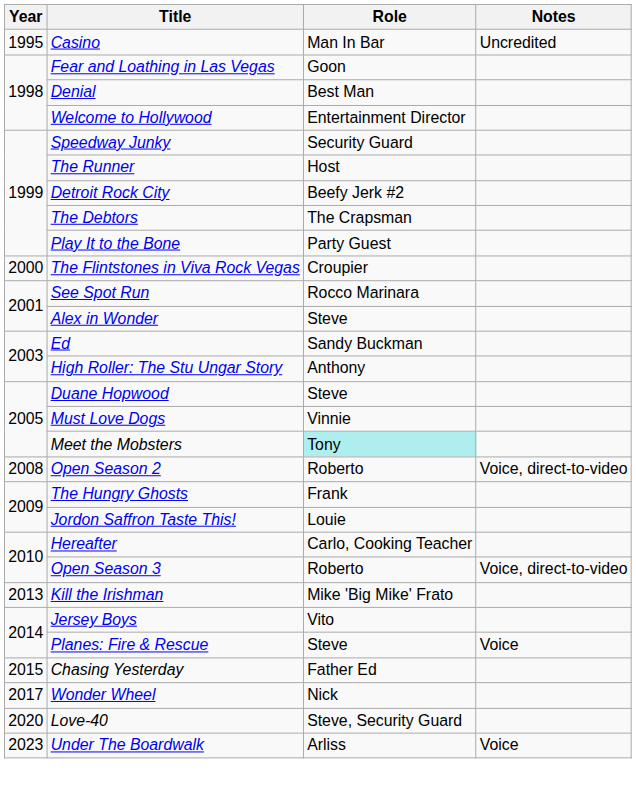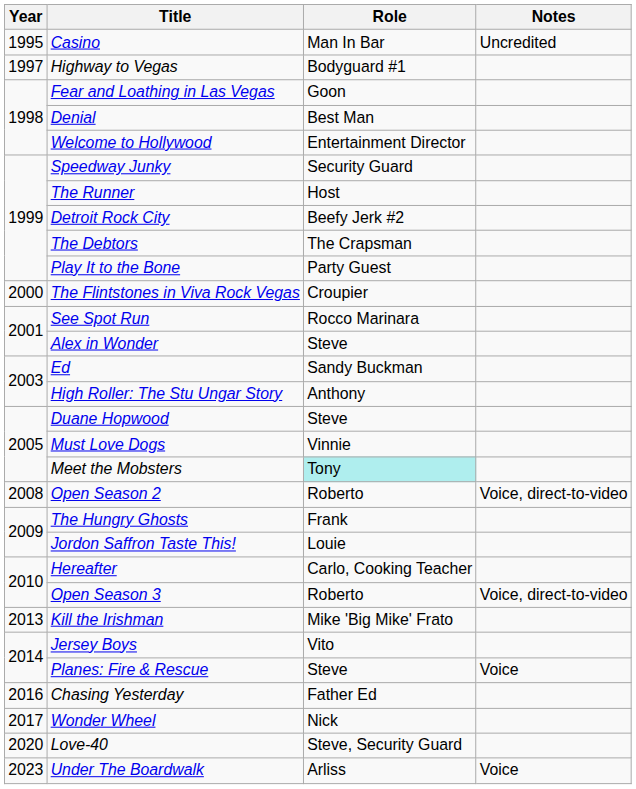+ row: (114, 67)
(26, 670) 2015 -> (26, 695) 2016
